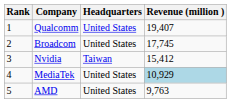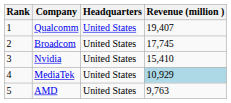(98, 59) Taiwan -> (110, 59) United States
(160, 59) 15,412 -> (160, 59) 15,410
